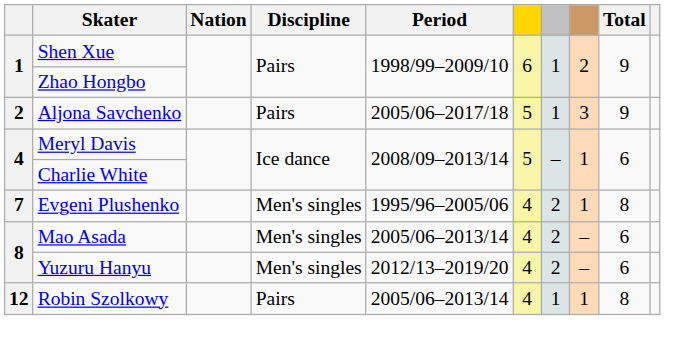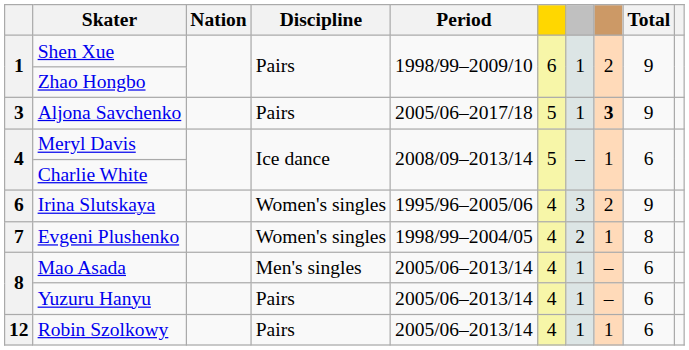(19, 112) 2 -> (19, 112) 3
(584, 112) normal -> (609, 112) bold
+ row: (96, 205)
(309, 205) Men's singles -> (321, 236) Women's singles
(440, 205) 1995/96–2005/06 -> (464, 236) 1998/99–2004/05
(556, 236) 2 -> (580, 267) 1
(309, 267) Men's singles -> (275, 298) Pairs
(440, 267) 2012/13–2019/20 -> (464, 298) 2005/06–2013/14
(556, 267) 2 -> (580, 298) 1
(624, 298) 8 -> (649, 329) 6
